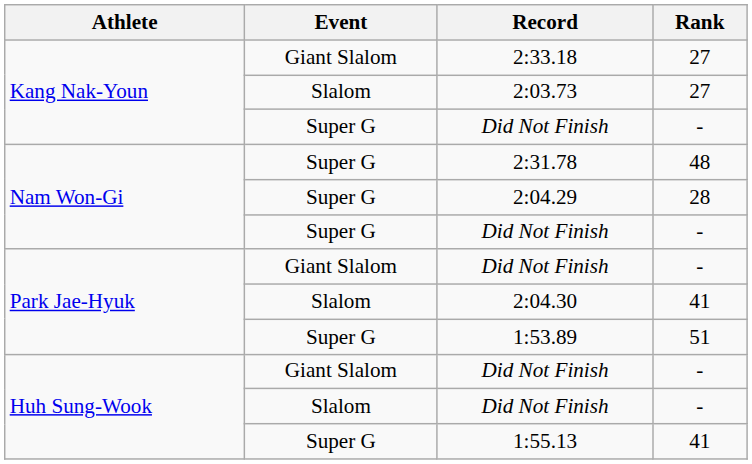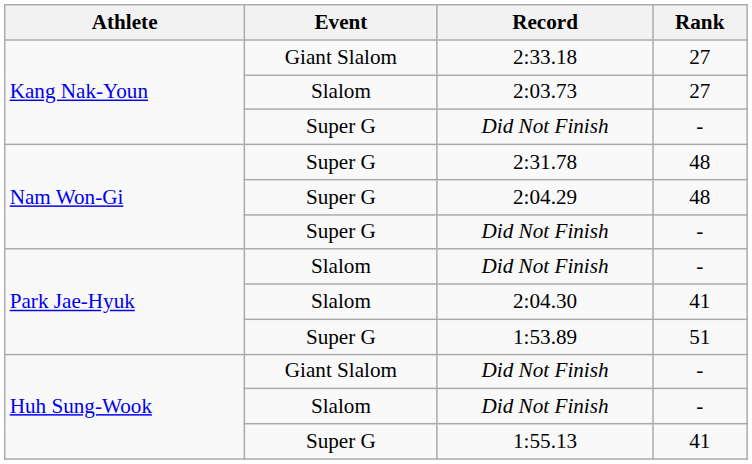(700, 196) 28 -> (700, 196) 48
(341, 266) Giant Slalom -> (341, 266) Slalom
